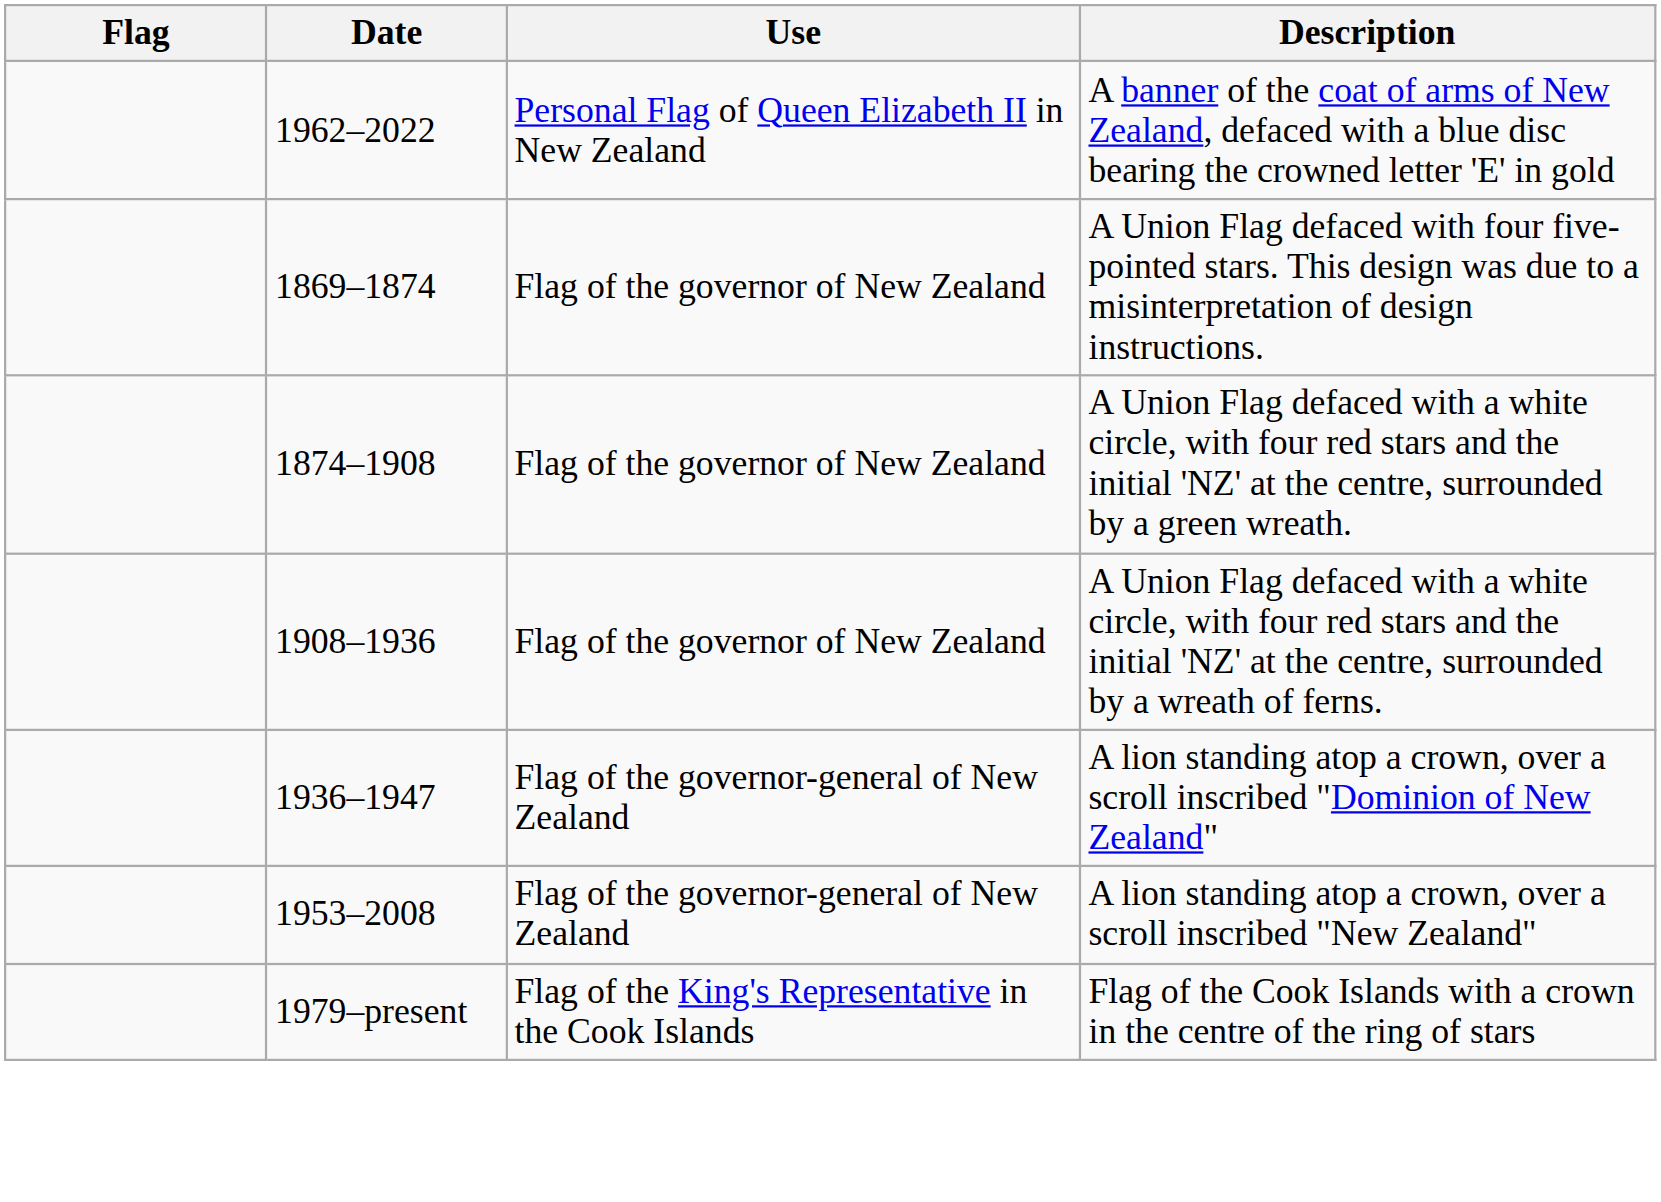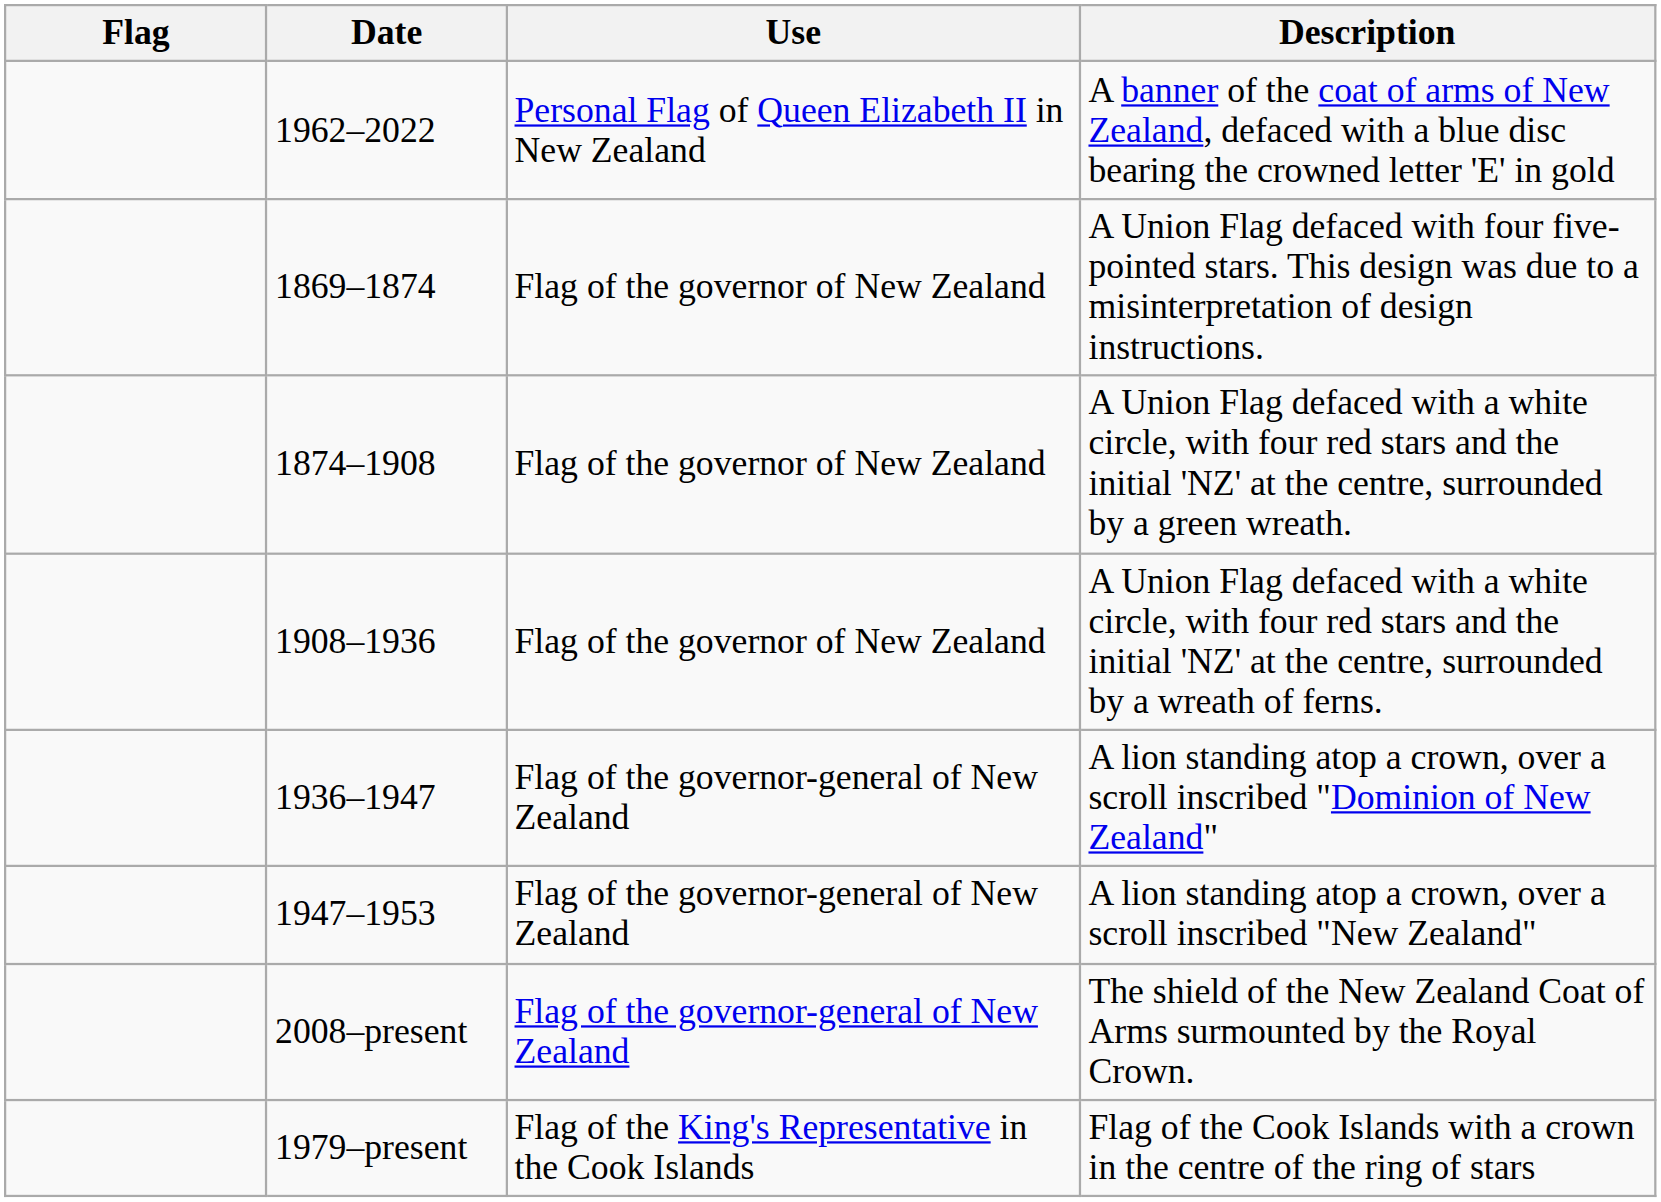+ row: (355, 914)
- row: (355, 914)
+ row: (371, 1030)
